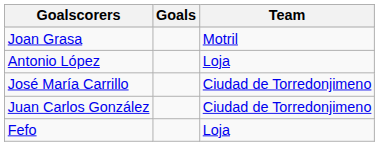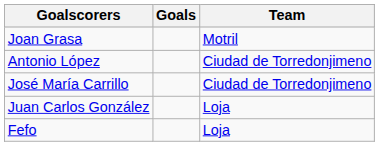(216, 61) Loja -> (287, 61) Ciudad de Torredonjimeno
(287, 107) Ciudad de Torredonjimeno -> (216, 107) Loja
